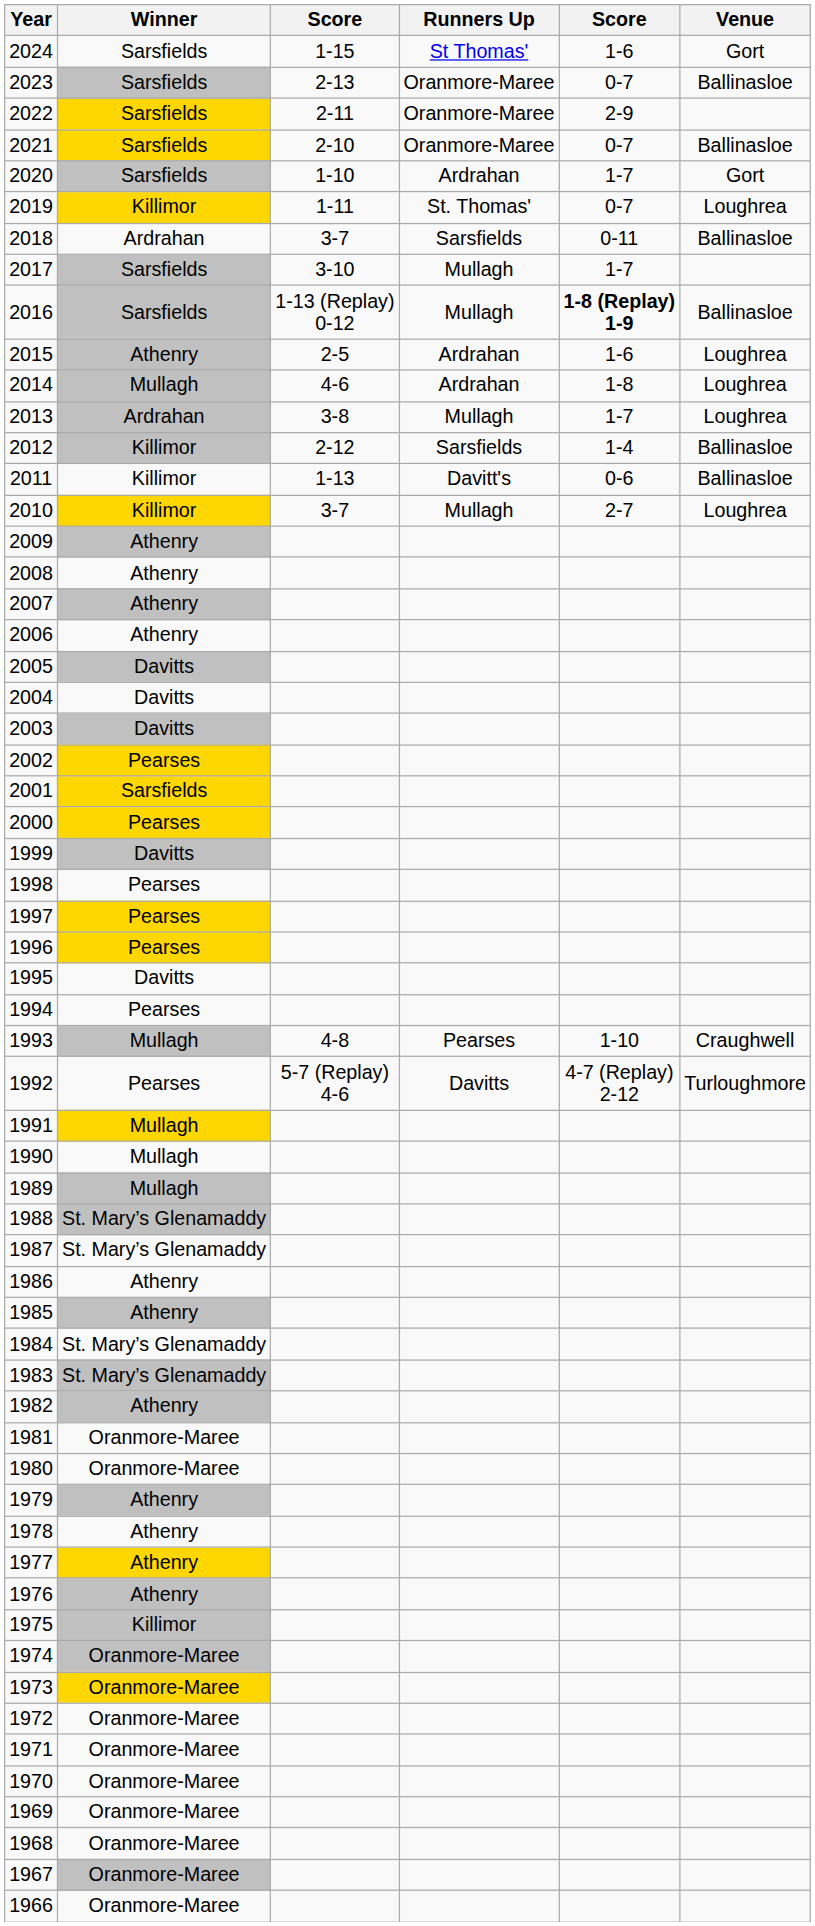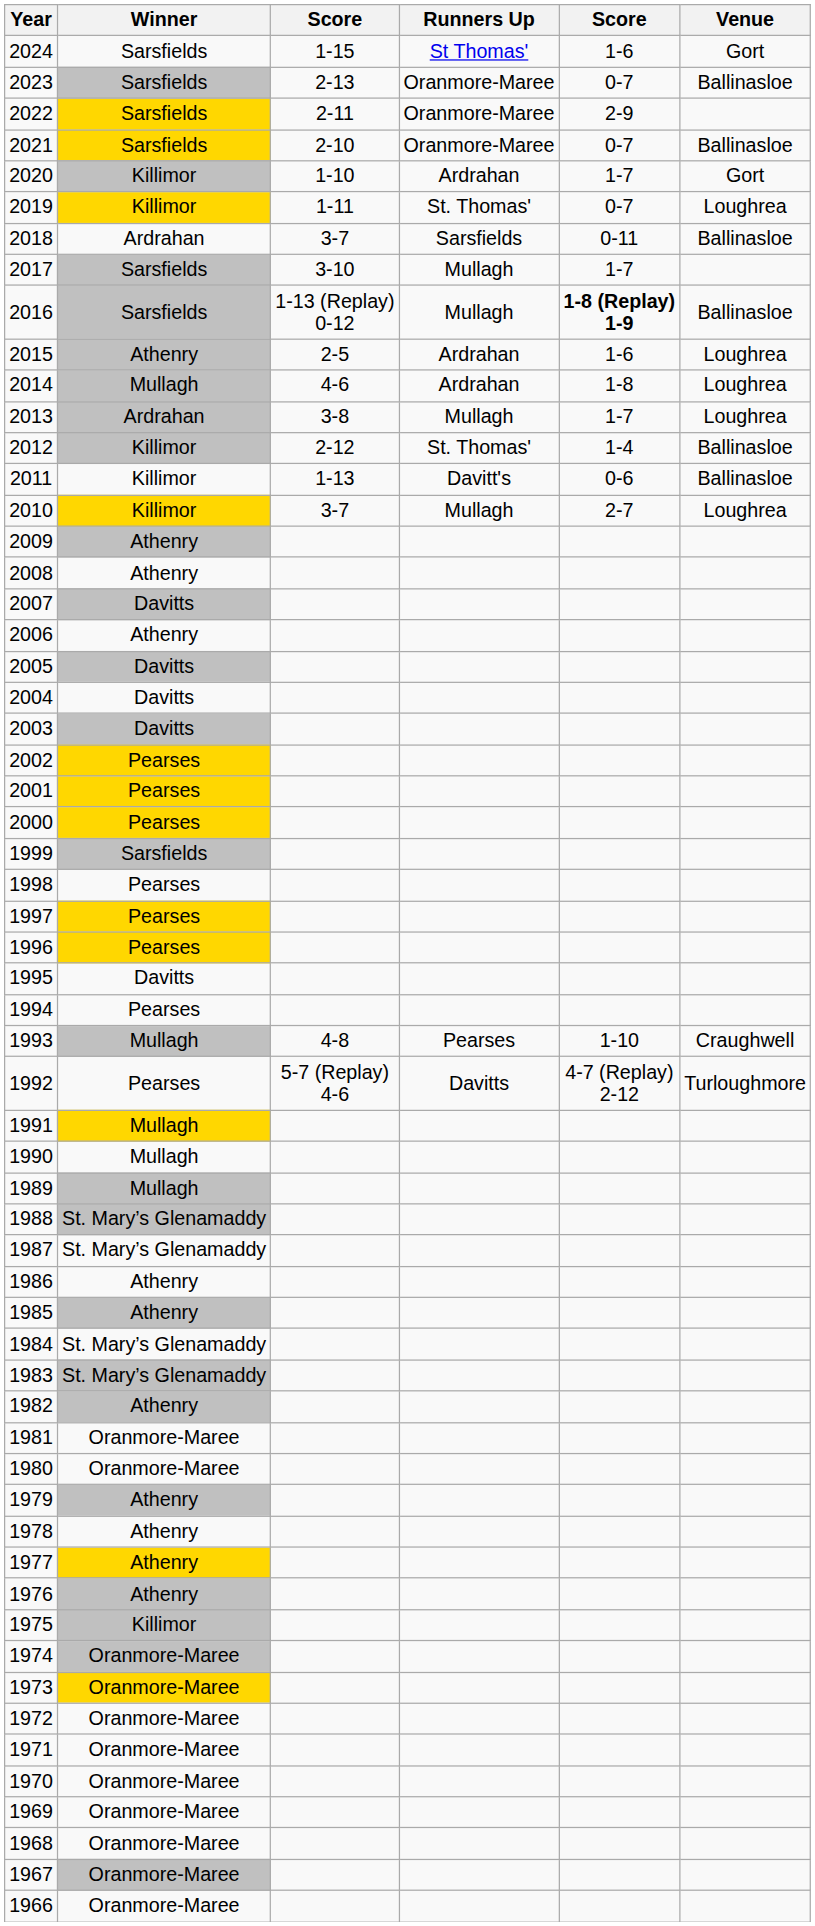(164, 176) Sarsfields -> (164, 176) Killimor
(479, 447) Sarsfields -> (479, 447) St. Thomas'
(164, 604) Athenry -> (164, 604) Davitts
(164, 791) Sarsfields -> (164, 791) Pearses
(164, 853) Davitts -> (164, 853) Sarsfields
